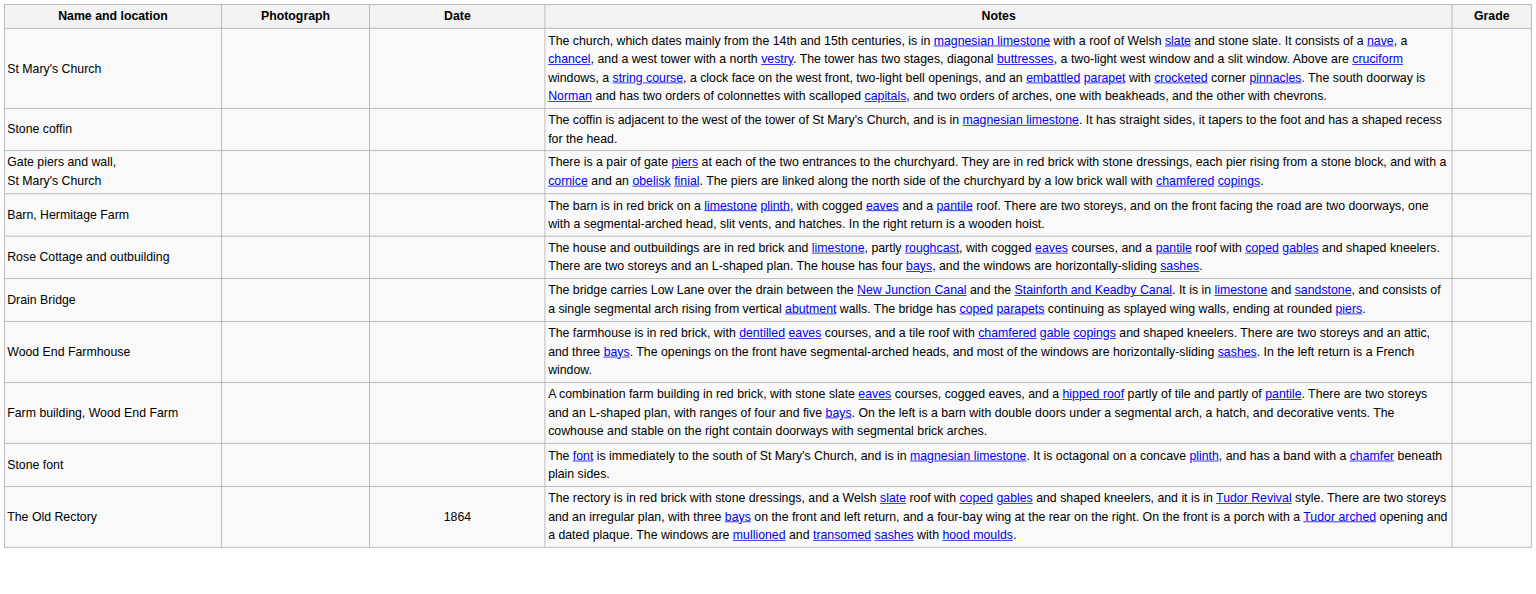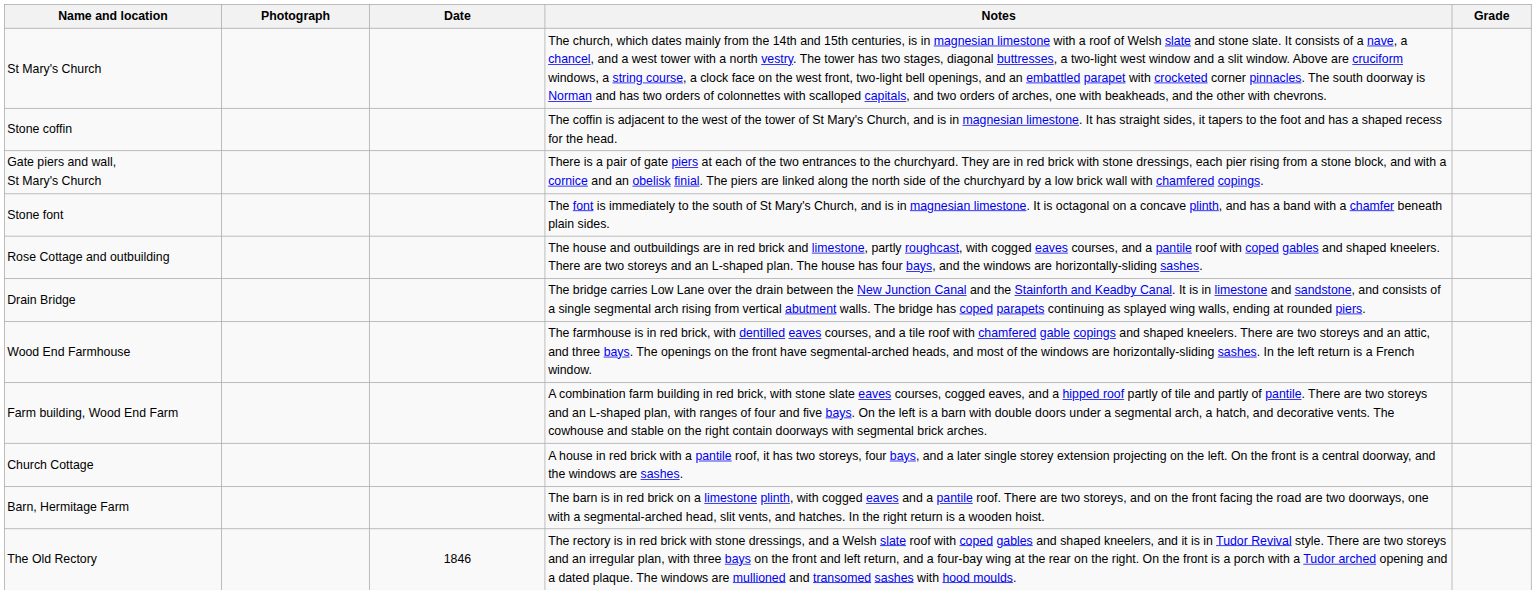rows swapped: (35, 465) <-> (68, 214)
+ row: (50, 465)
(457, 516) 1864 -> (457, 559) 1846
